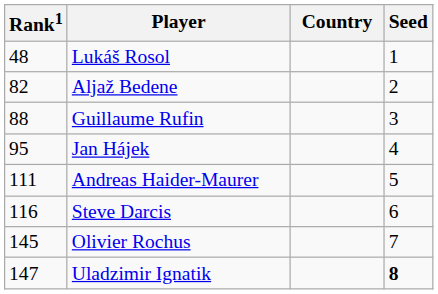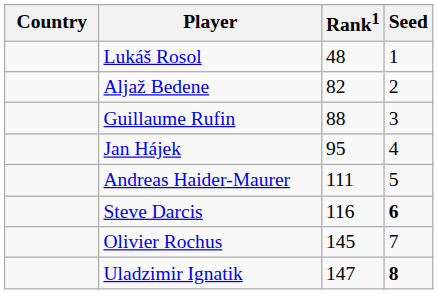columns swapped: (337, 22) <-> (36, 22)
(394, 211) normal -> (394, 211) bold
